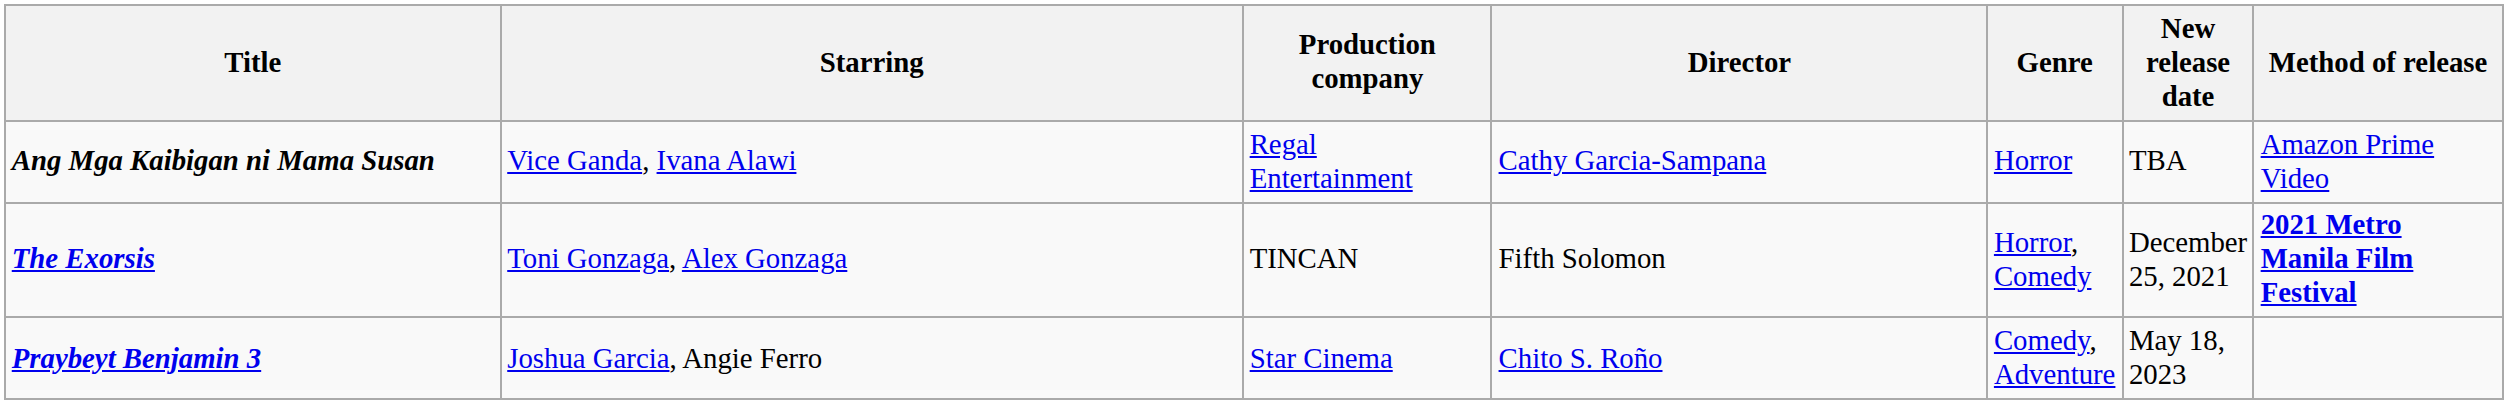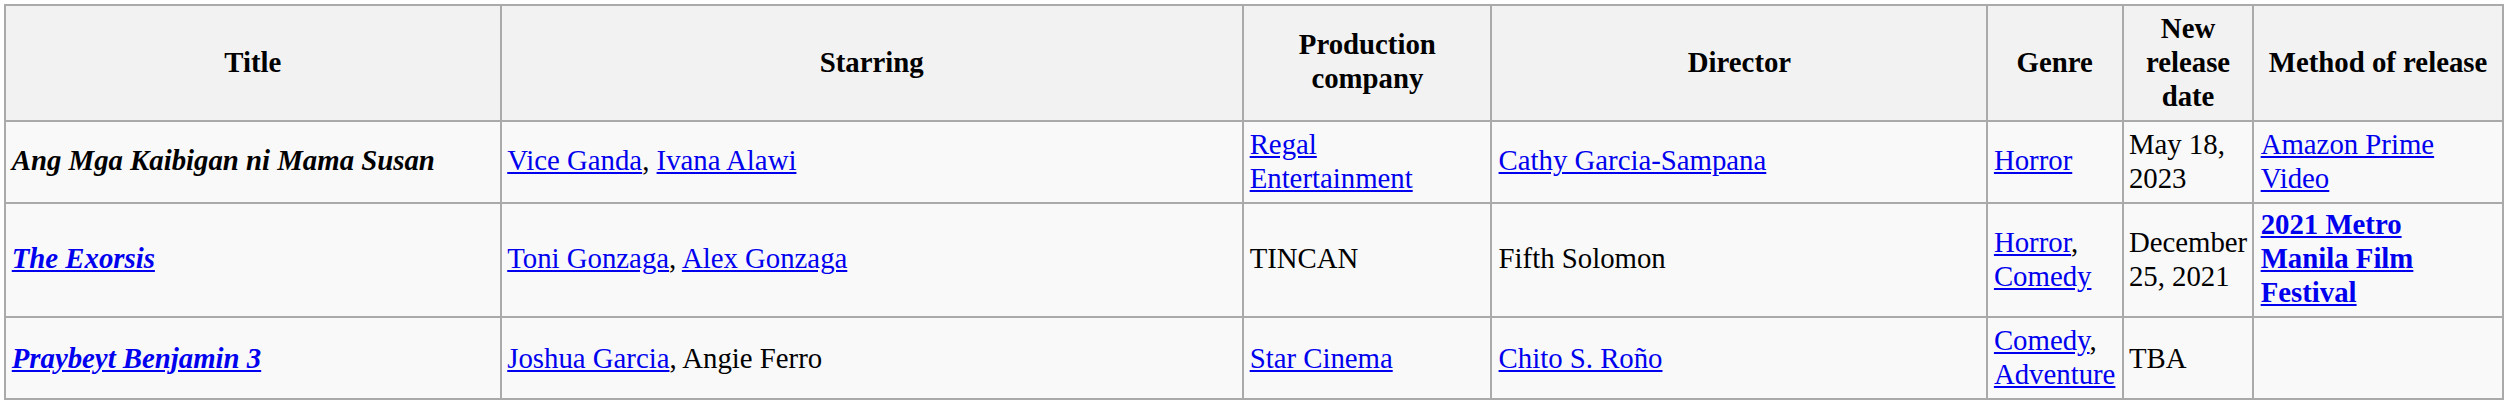(2158, 161) TBA -> (2177, 161) May 18, 2023
(2177, 358) May 18, 2023 -> (2158, 358) TBA
